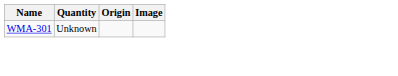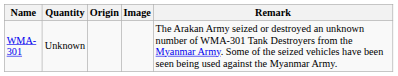+ column: (273, 12)
